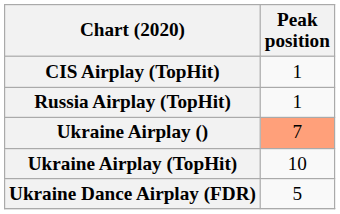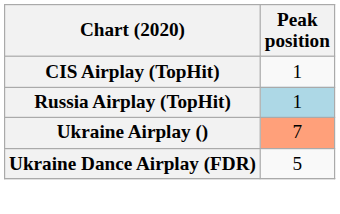(297, 102) no background -> (297, 102) lightblue background
- row: (132, 163)
